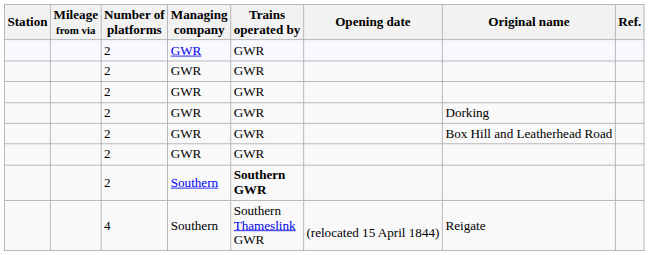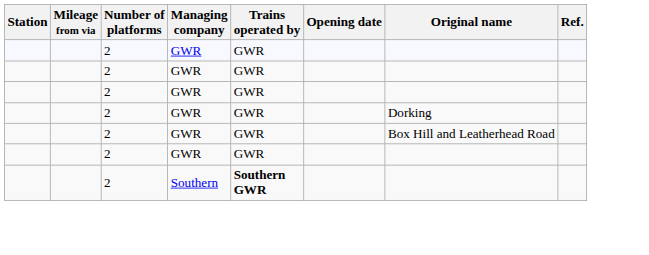- row: (107, 225)
